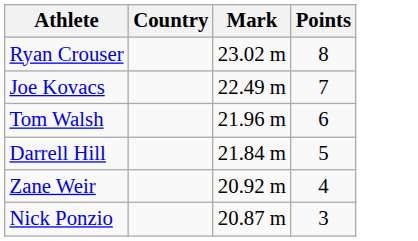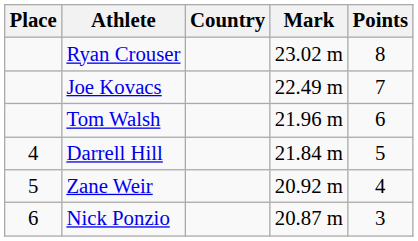+ column: (33, 20)
